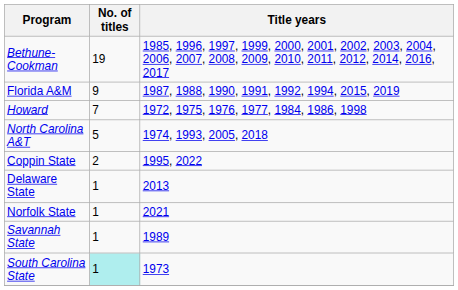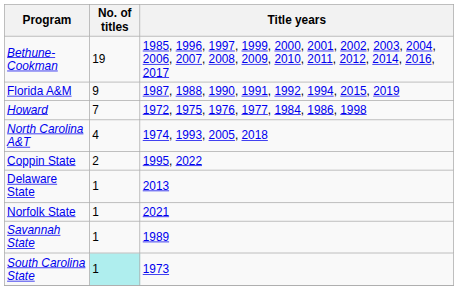(96, 135) 5 -> (96, 135) 4
